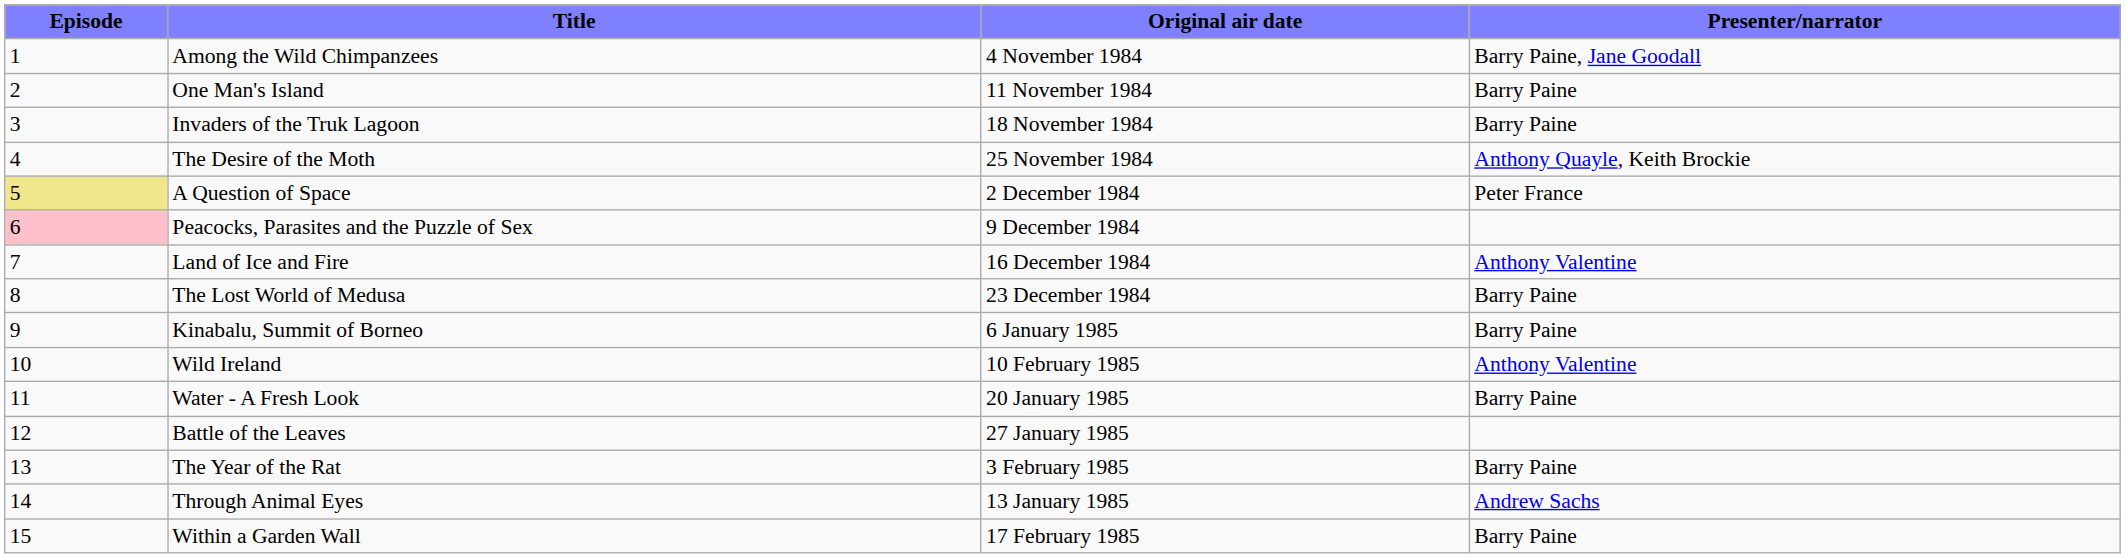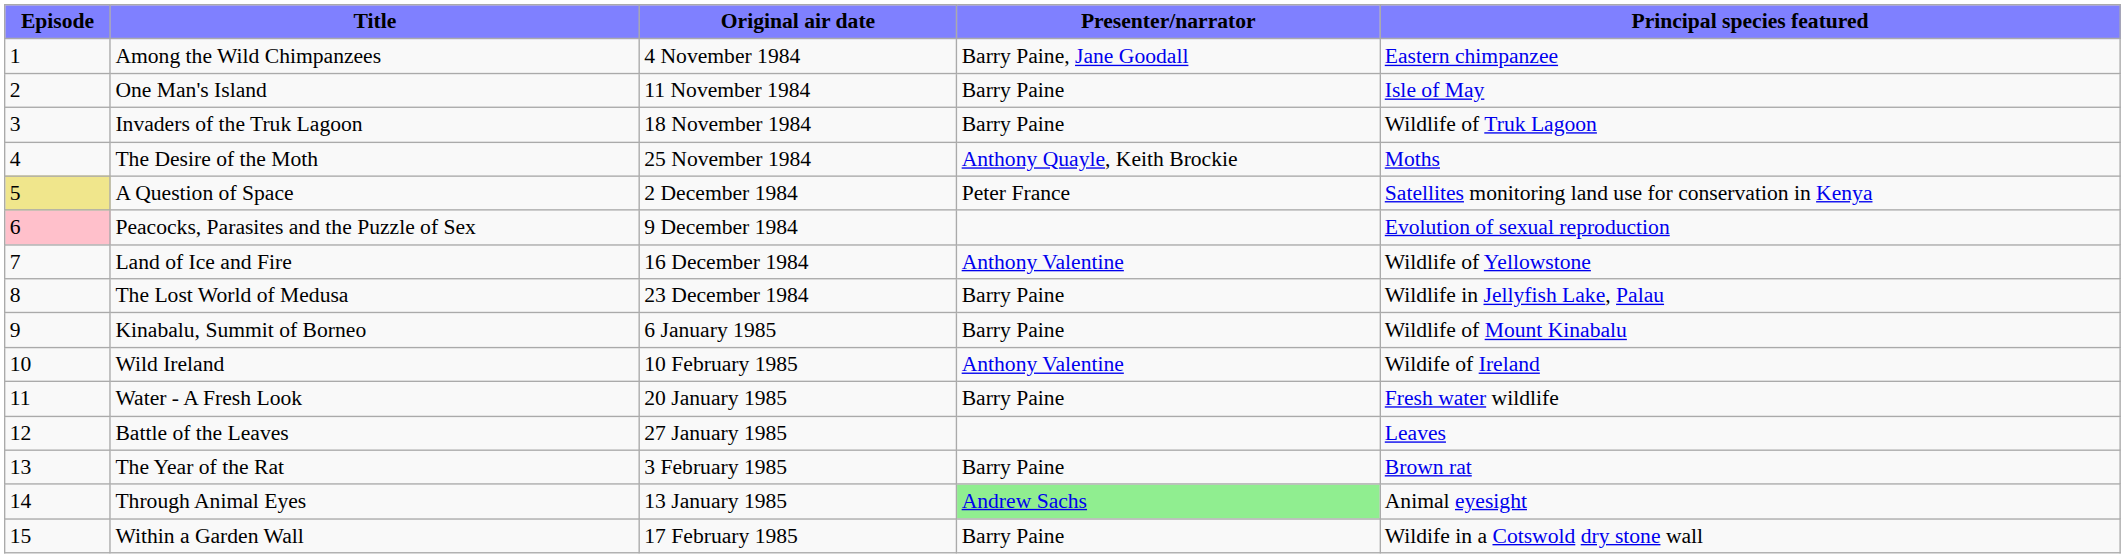+ column: (1750, 21)
(1537, 501) no background -> (1024, 501) lightgreen background
